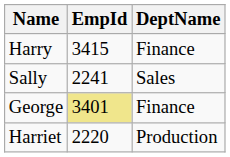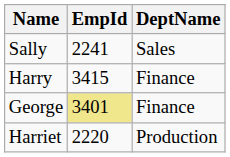rows swapped: (30, 48) <-> (28, 78)
